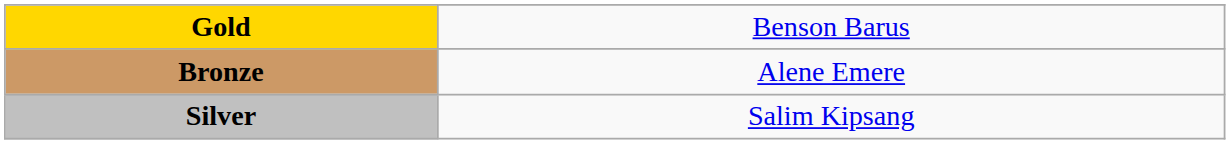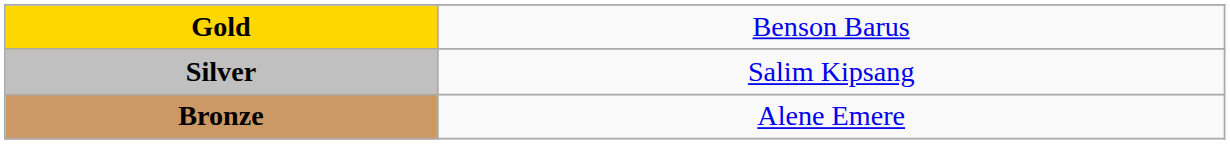rows swapped: (221, 116) <-> (221, 71)
